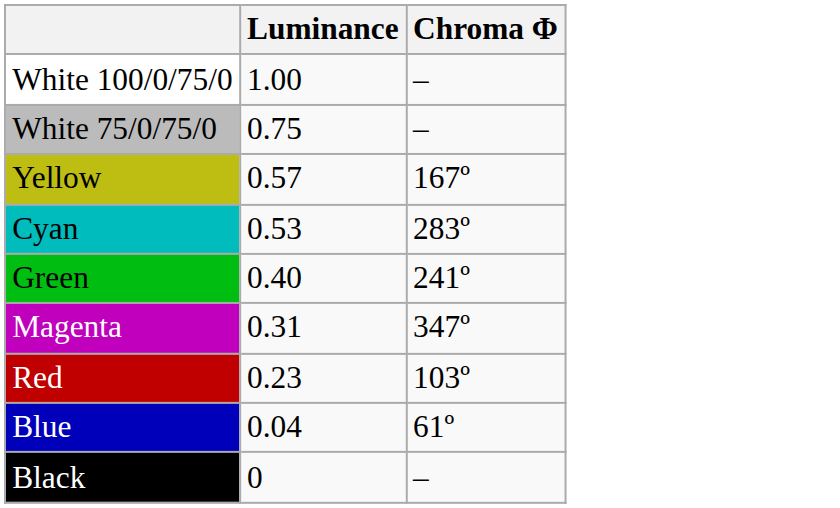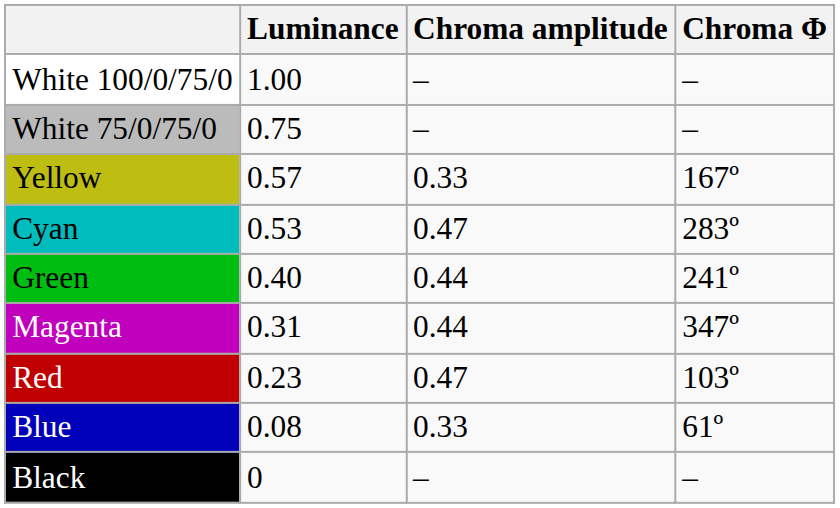+ column: (540, 29)
(274, 427) 0.04 -> (274, 427) 0.08
